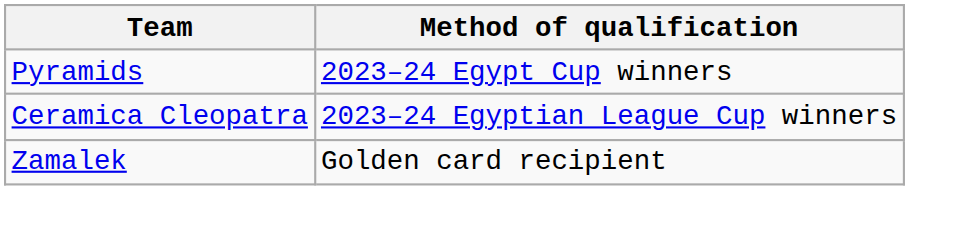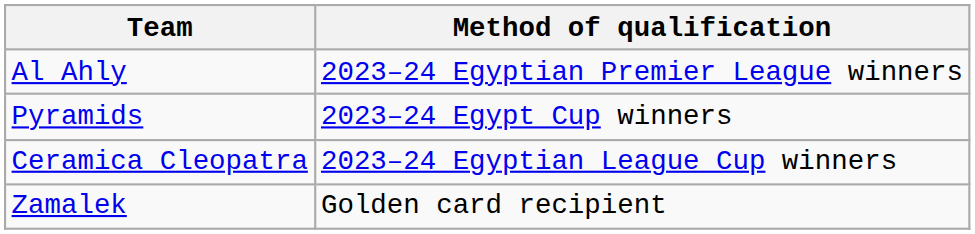+ row: (69, 72)
